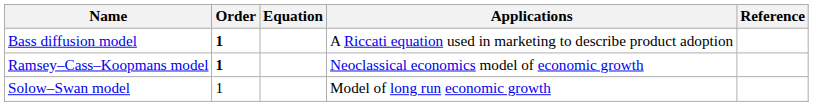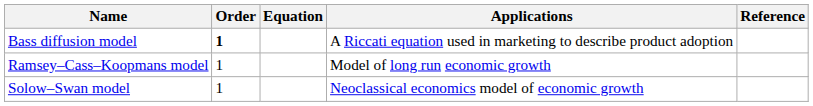(219, 64) bold -> (219, 64) normal
(487, 64) Neoclassical economics model of economic growth -> (440, 64) Model of long run economic growth
(440, 88) Model of long run economic growth -> (487, 88) Neoclassical economics model of economic growth
